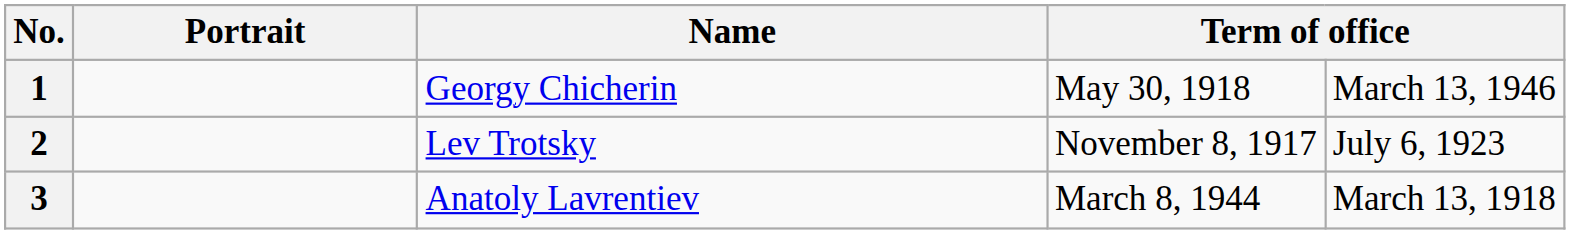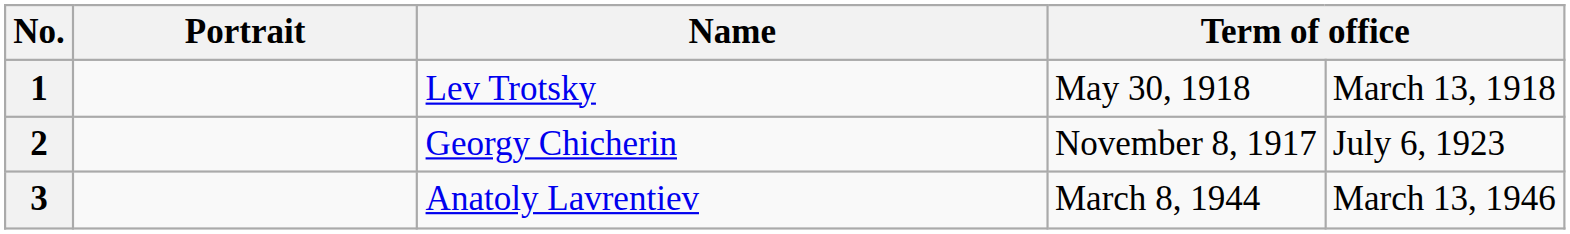(551, 87) Georgy Chicherin -> (511, 87) Lev Trotsky
(1444, 87) March 13, 1946 -> (1444, 87) March 13, 1918
(511, 143) Lev Trotsky -> (551, 143) Georgy Chicherin
(1444, 198) March 13, 1918 -> (1444, 198) March 13, 1946
